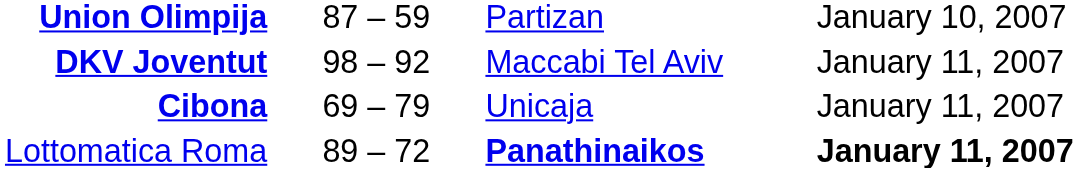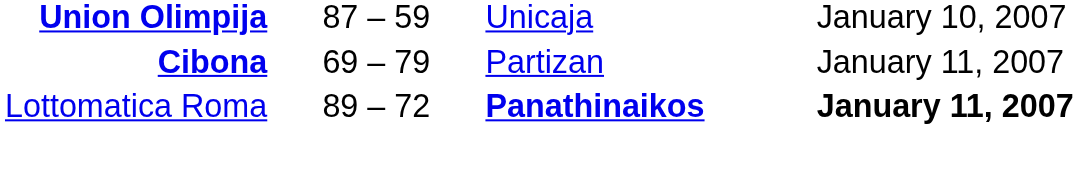(545, 17) Partizan -> (539, 17) Unicaja
- row: (161, 62)
(539, 106) Unicaja -> (545, 62) Partizan
